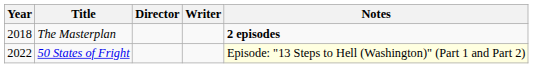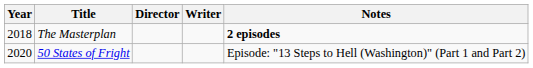(20, 53) 2022 -> (20, 53) 2020
(376, 53) lightyellow background -> (376, 53) no background
